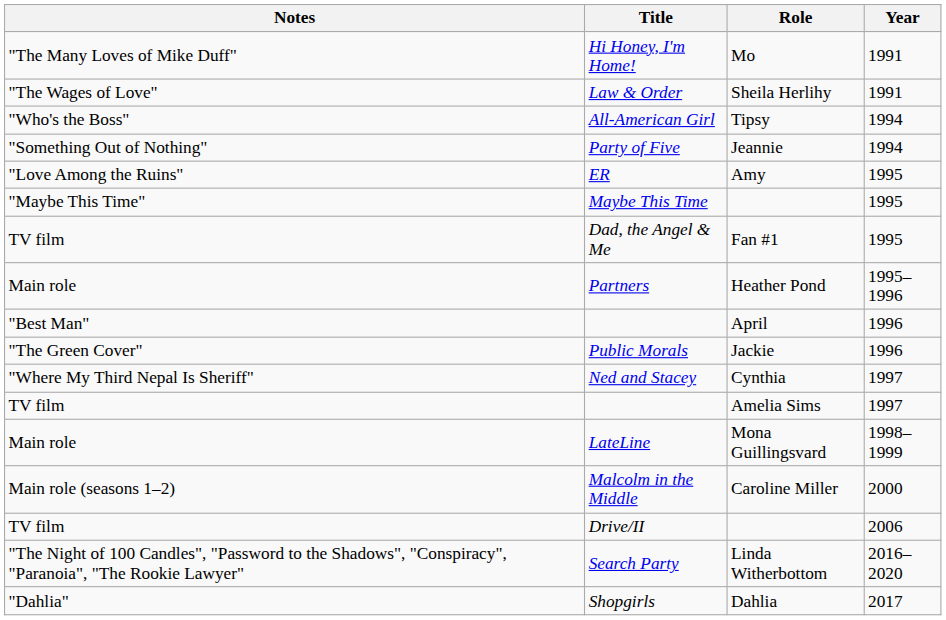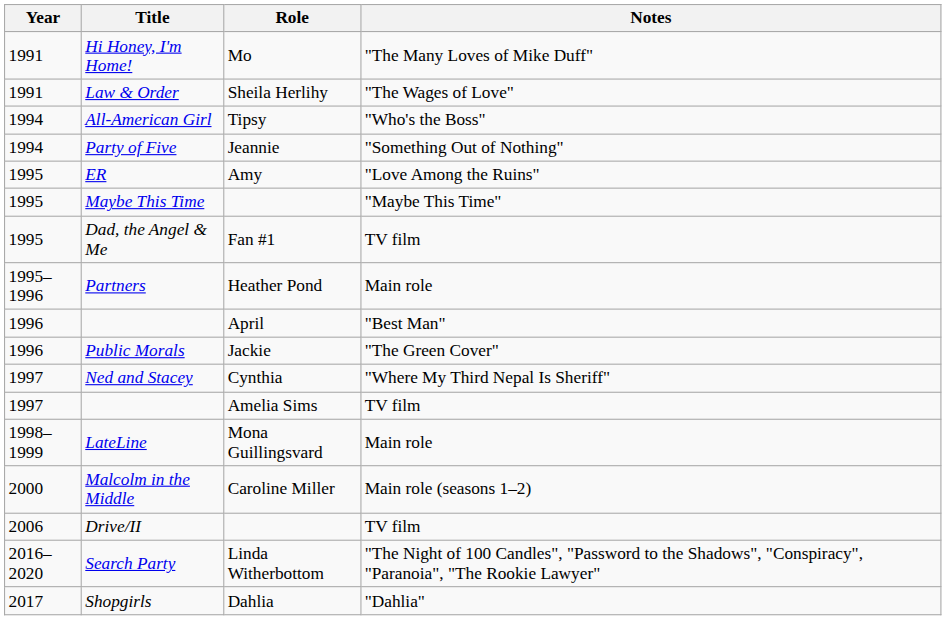columns swapped: (903, 18) <-> (295, 18)
